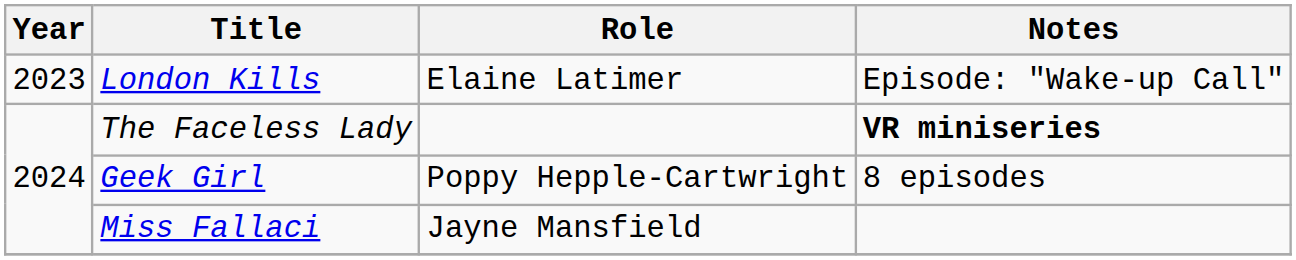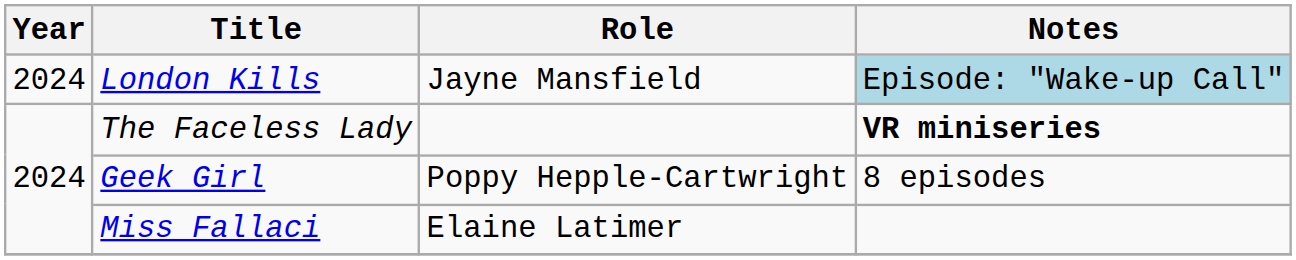(49, 80) 2023 -> (49, 80) 2024
(555, 80) Elaine Latimer -> (564, 80) Jayne Mansfield
(1074, 80) no background -> (1074, 80) lightblue background
(564, 229) Jayne Mansfield -> (555, 229) Elaine Latimer
